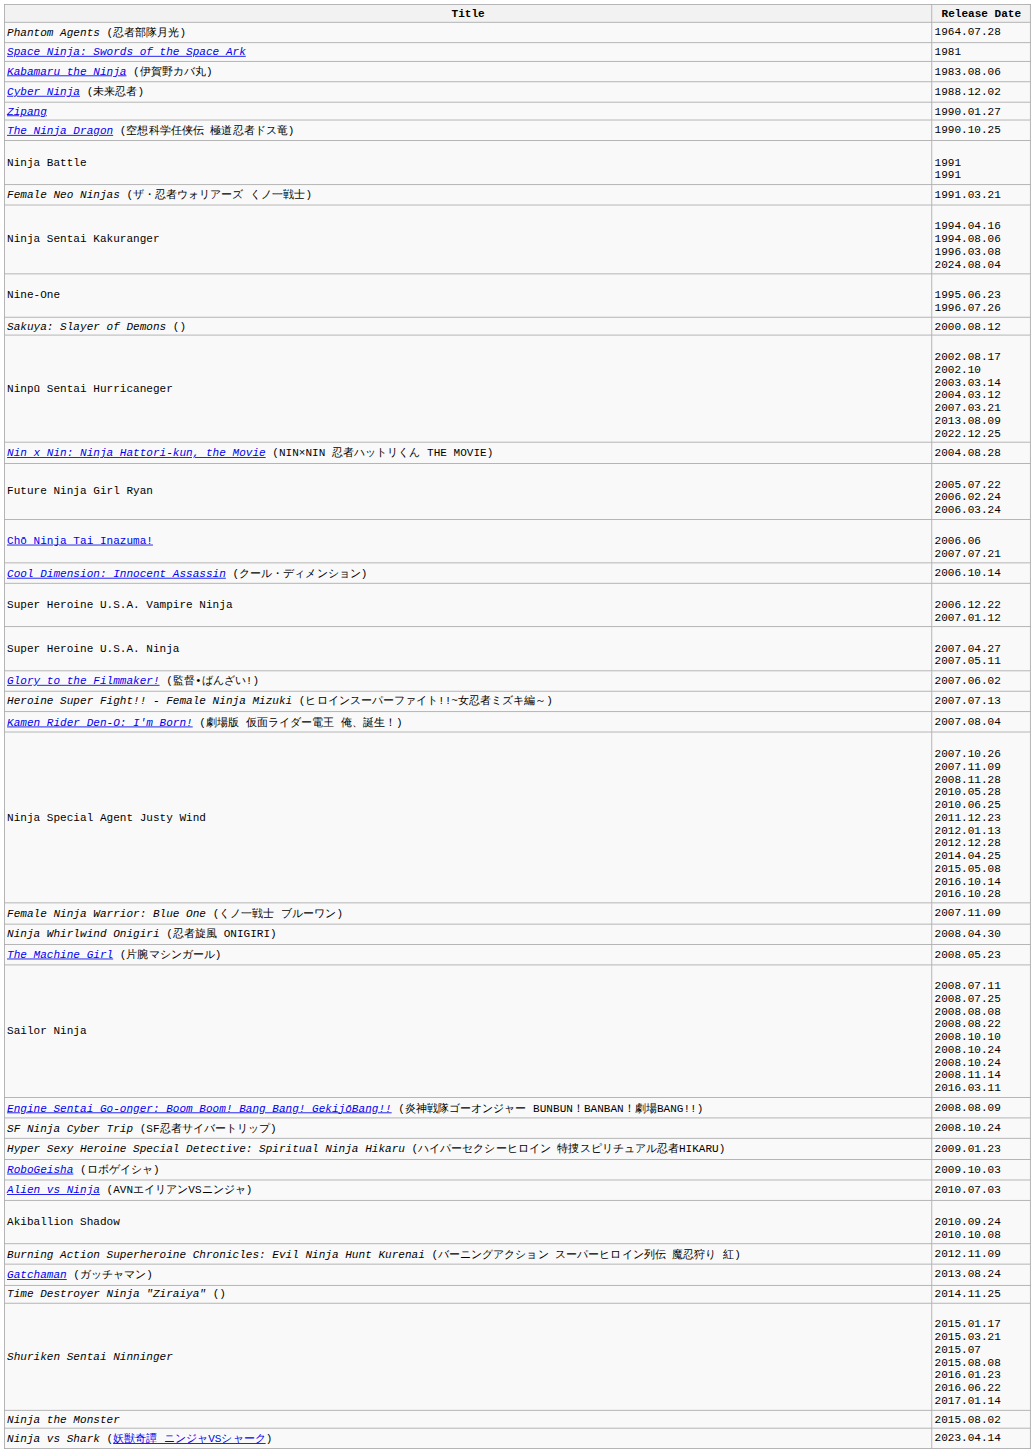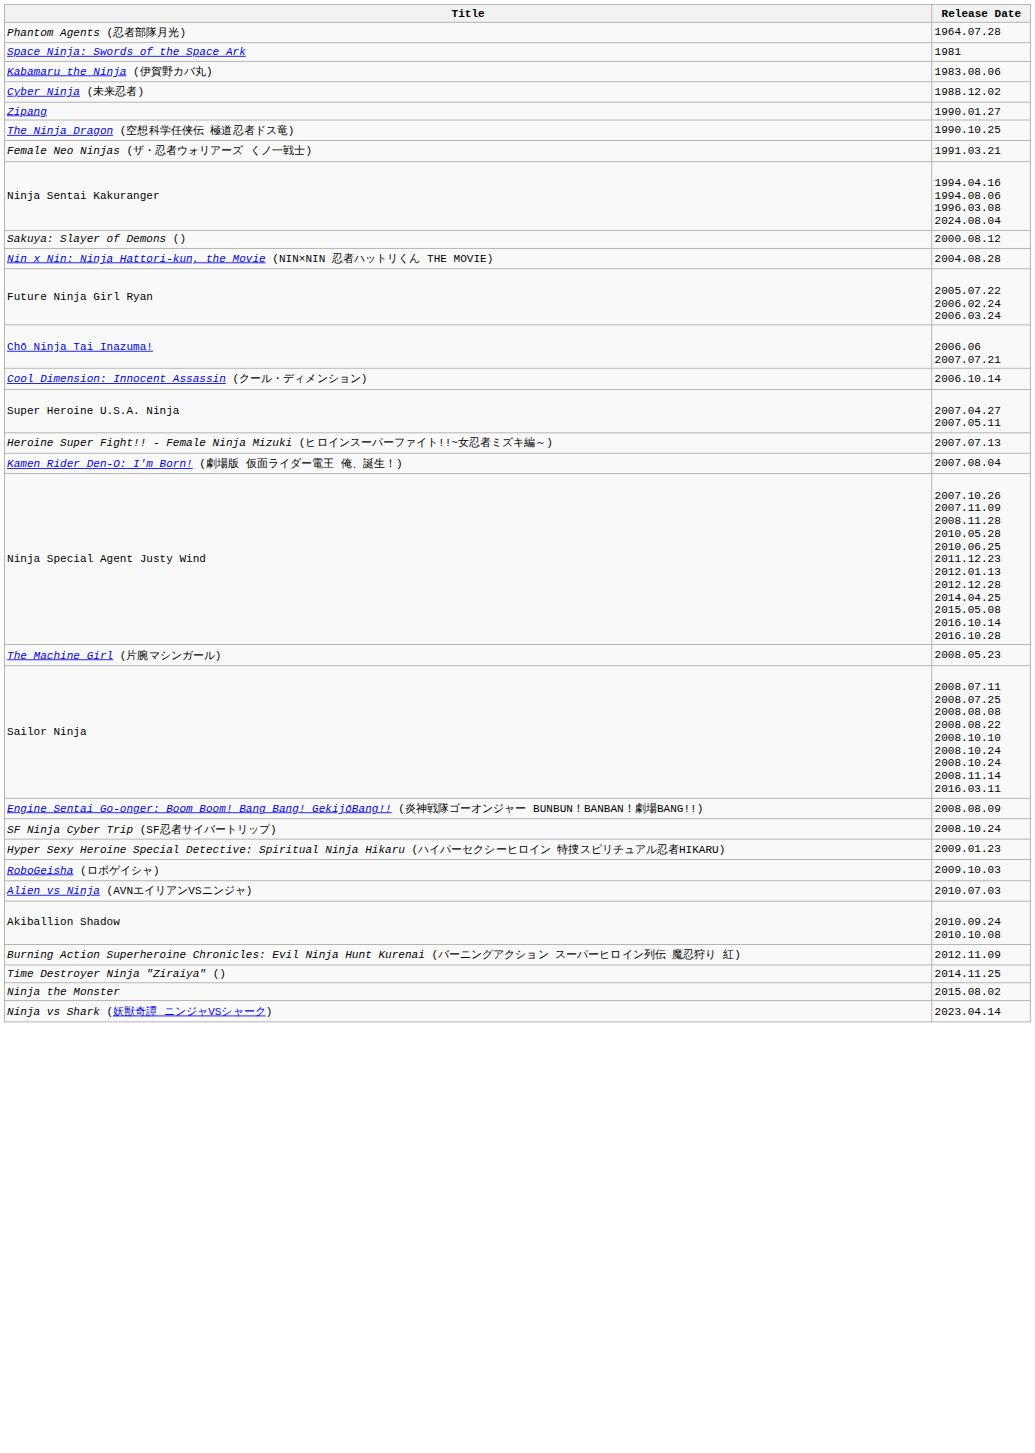- row: (47, 162)
- row: (34, 296)
- row: (90, 389)
- row: (120, 605)
- row: (133, 681)
- row: (175, 914)
- row: (142, 934)
- row: (80, 1275)
- row: (90, 1357)
